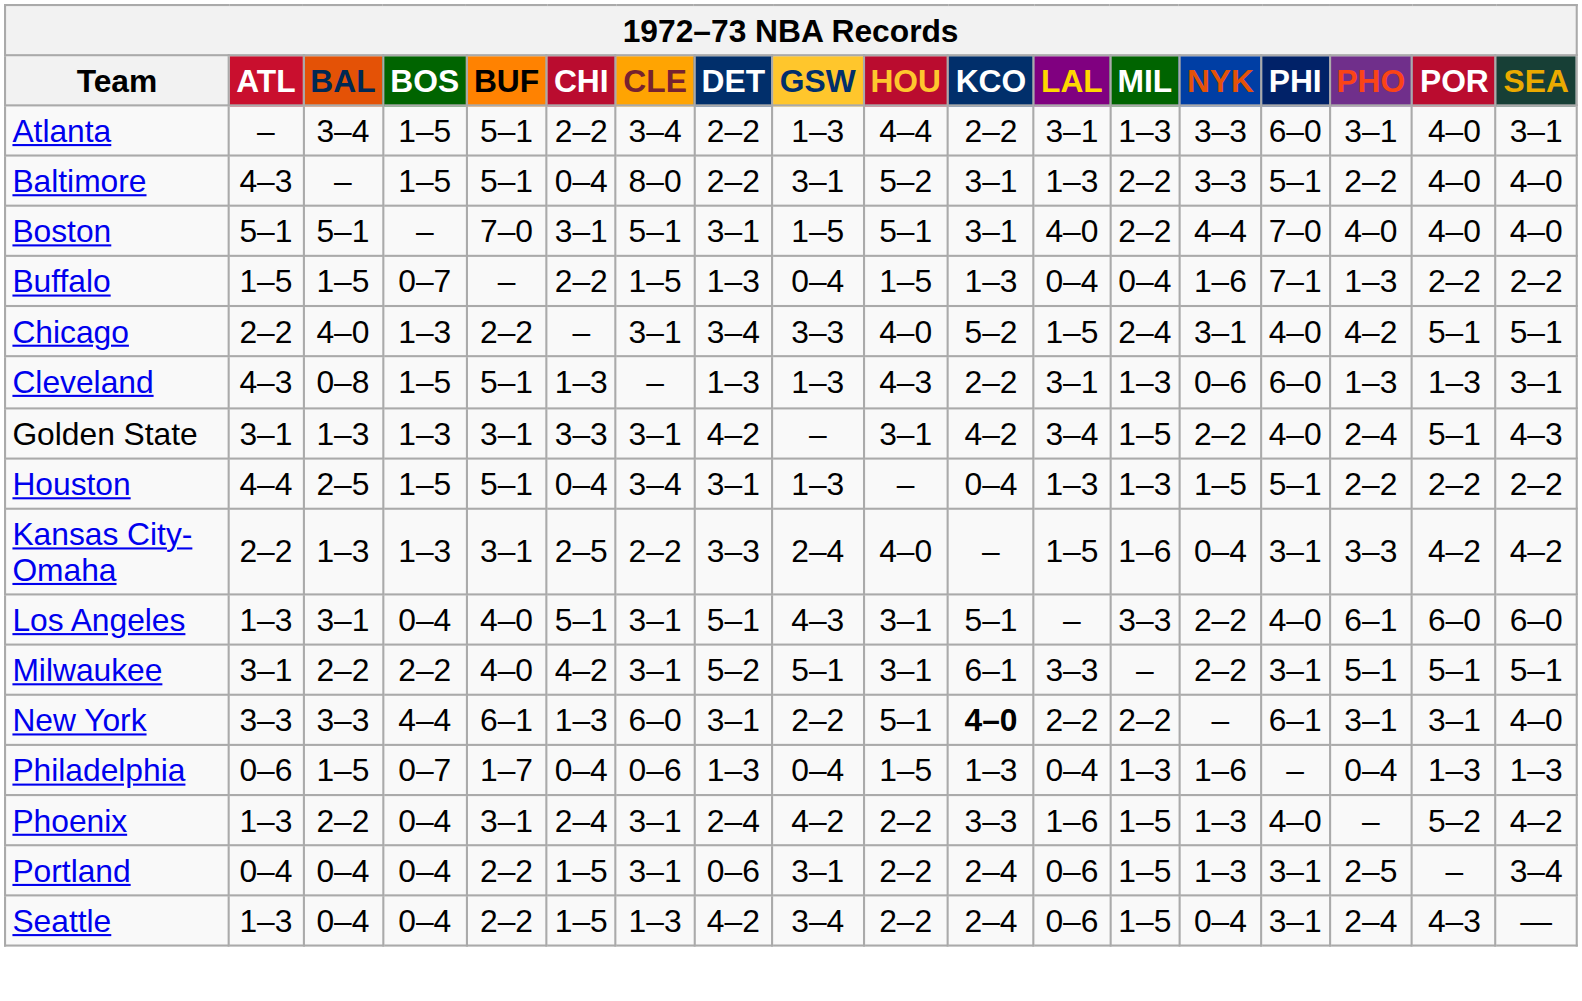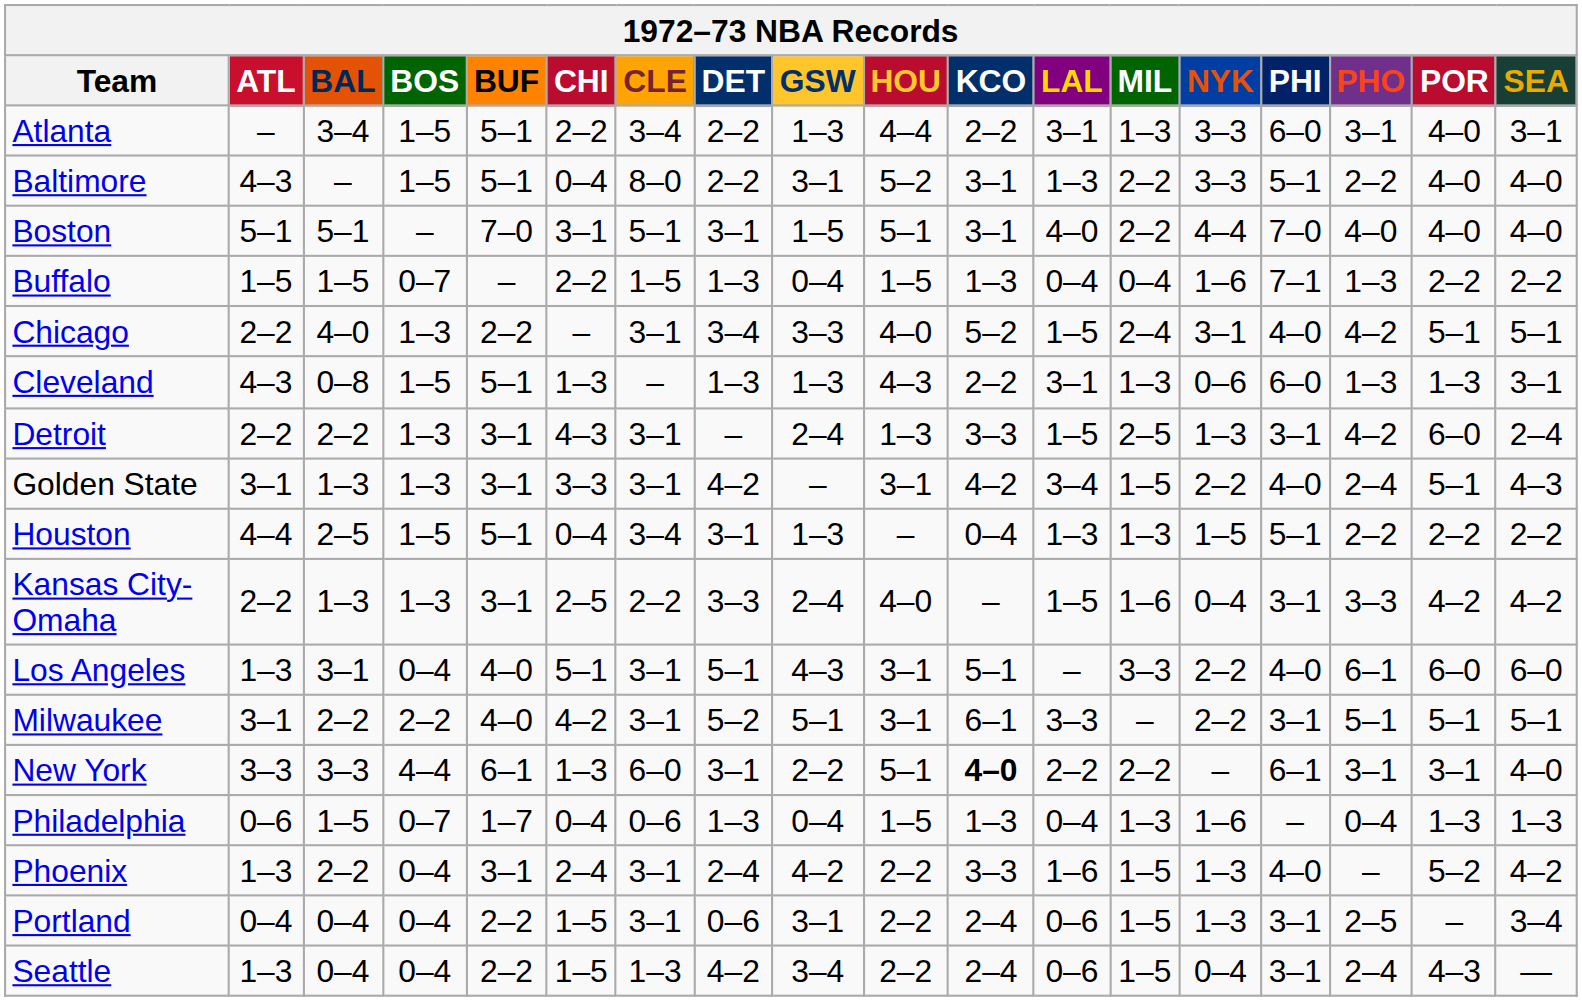+ row: (59, 433)
